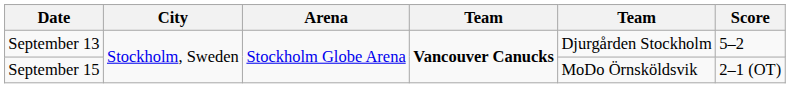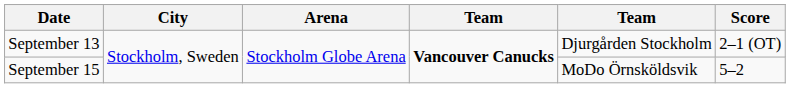(732, 43) 5–2 -> (750, 43) 2–1 (OT)
(750, 69) 2–1 (OT) -> (732, 69) 5–2
